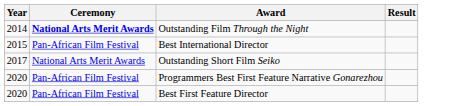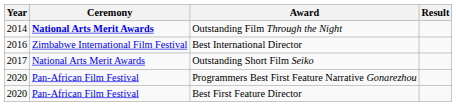(17, 45) 2015 -> (17, 45) 2016
(85, 45) Pan-African Film Festival -> (110, 45) Zimbabwe International Film Festival
